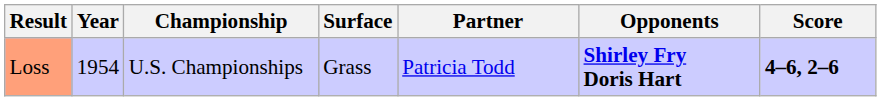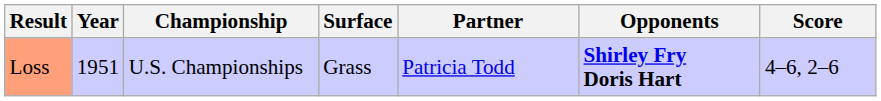(98, 66) 1954 -> (98, 66) 1951
(802, 66) bold -> (802, 66) normal
